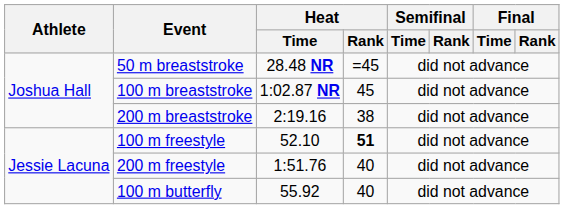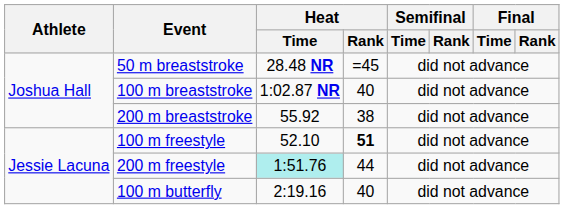(366, 91) 45 -> (366, 91) 40
(300, 116) 2:19.16 -> (300, 116) 55.92
(300, 166) no background -> (300, 166) paleturquoise background
(366, 166) 40 -> (366, 166) 44
(300, 191) 55.92 -> (300, 191) 2:19.16
